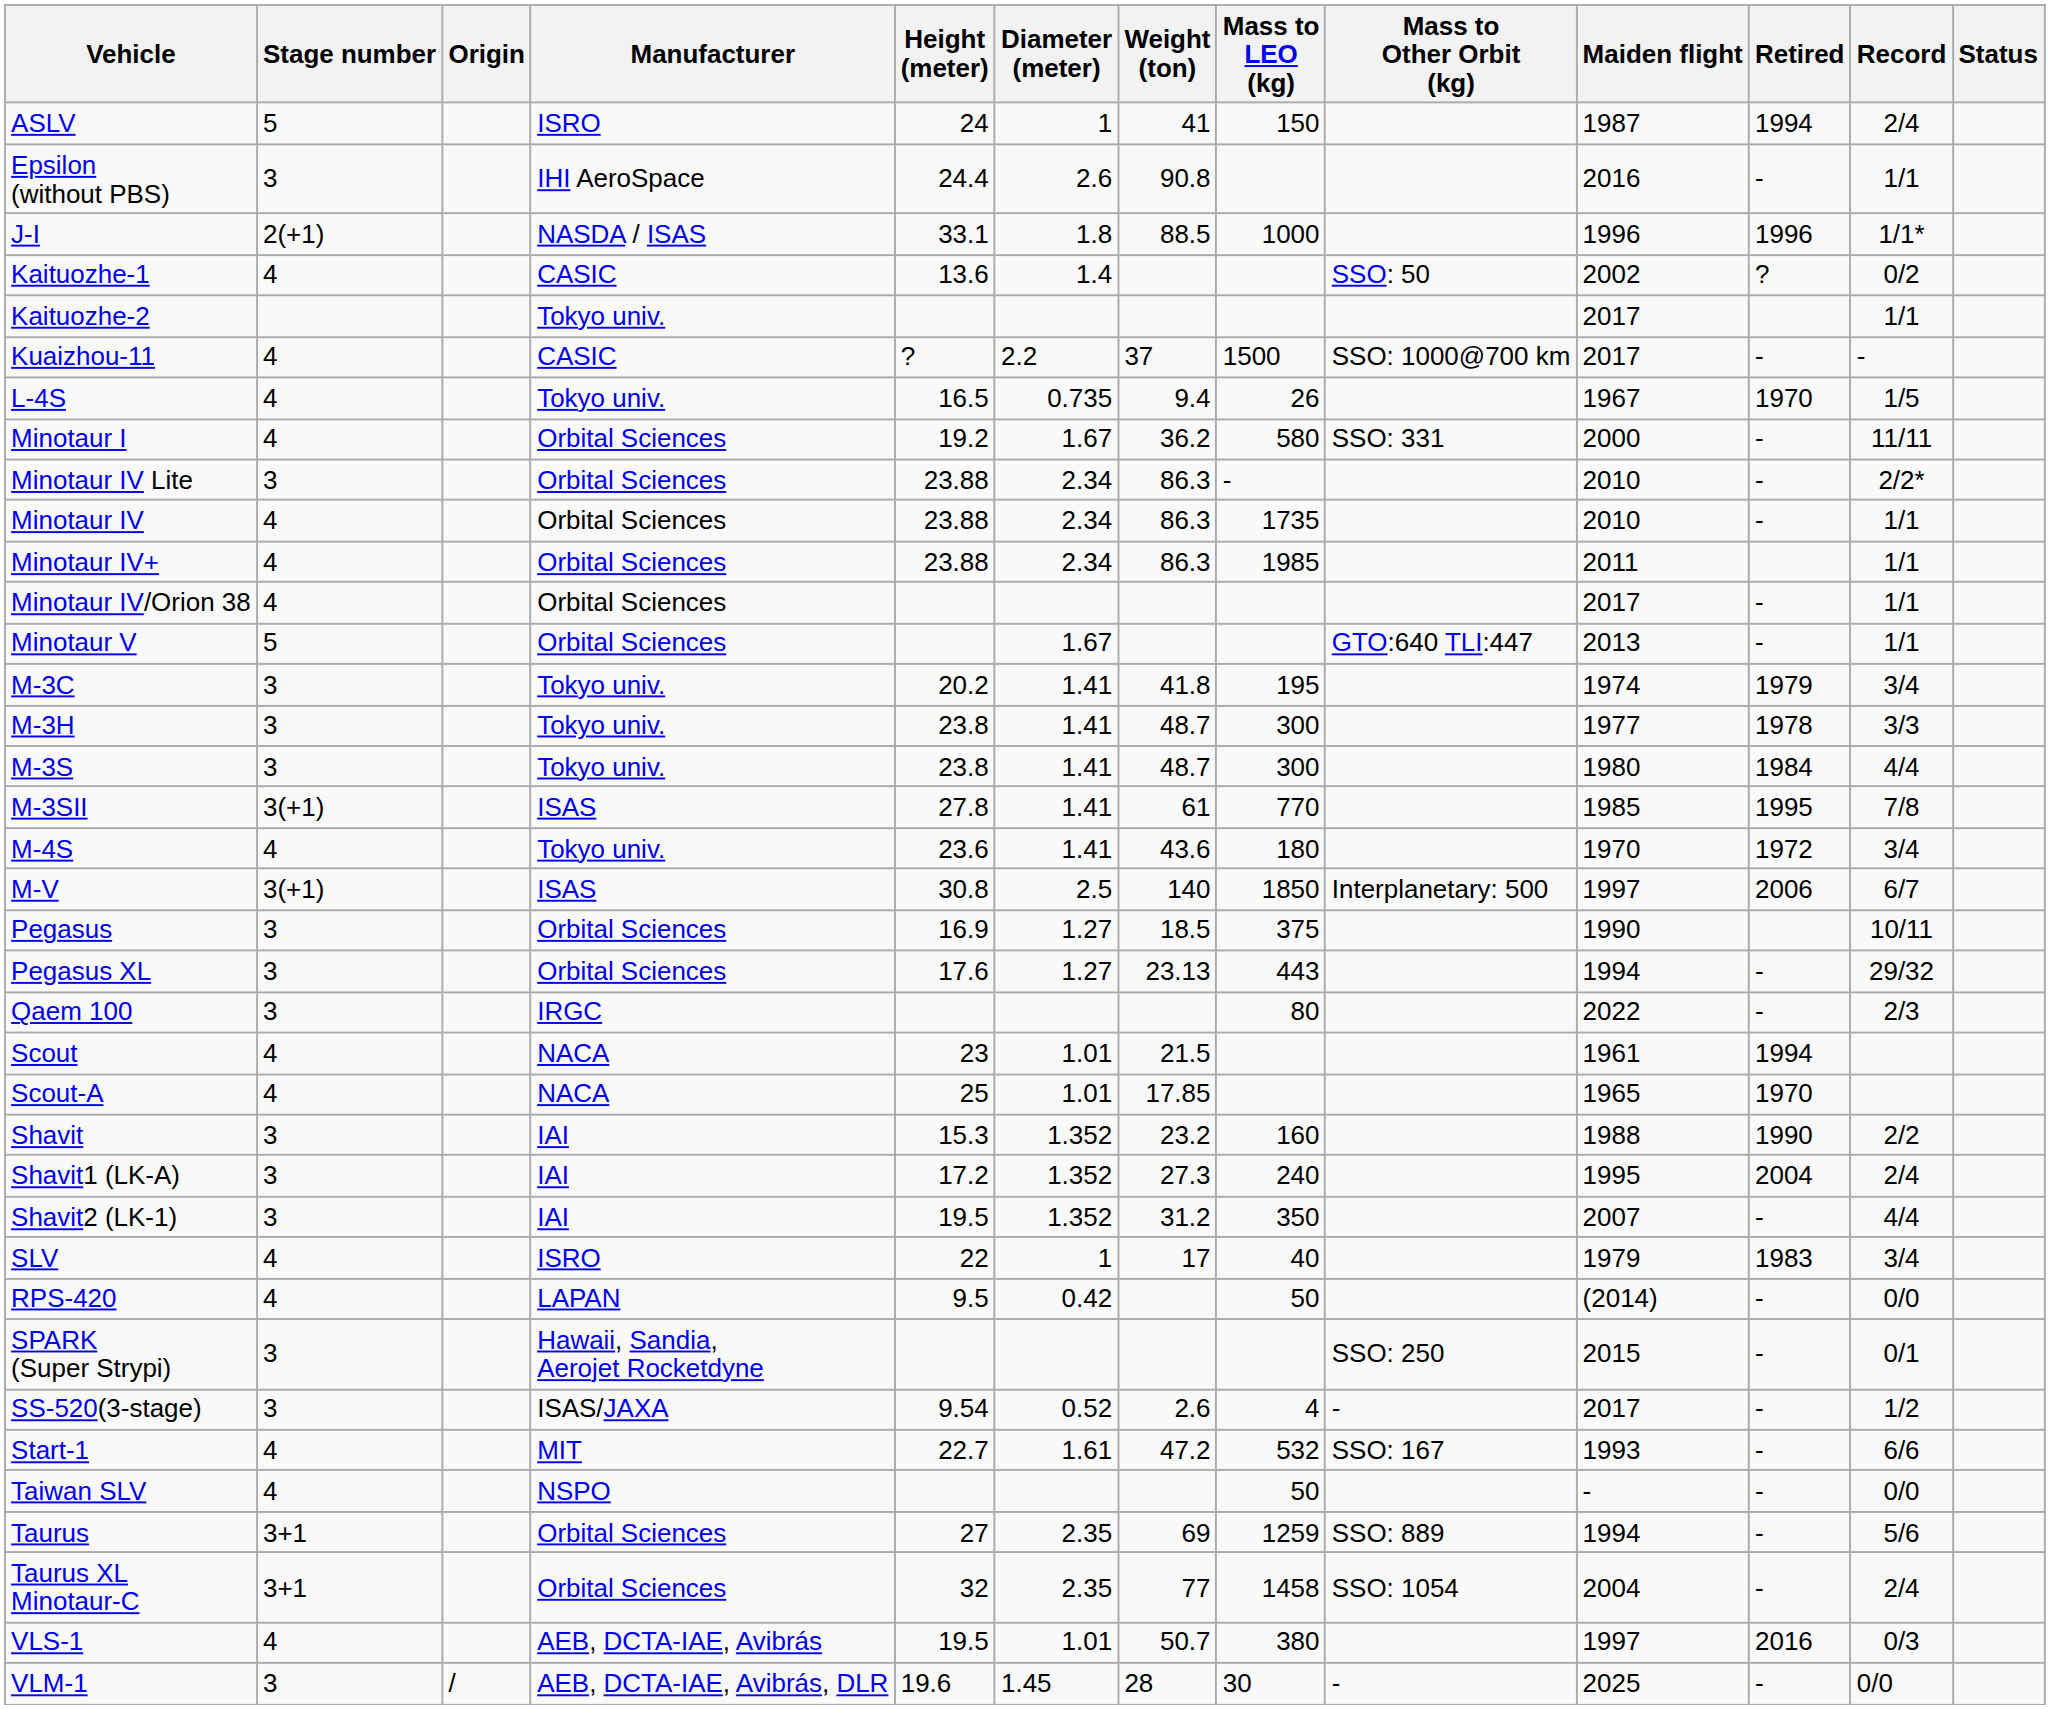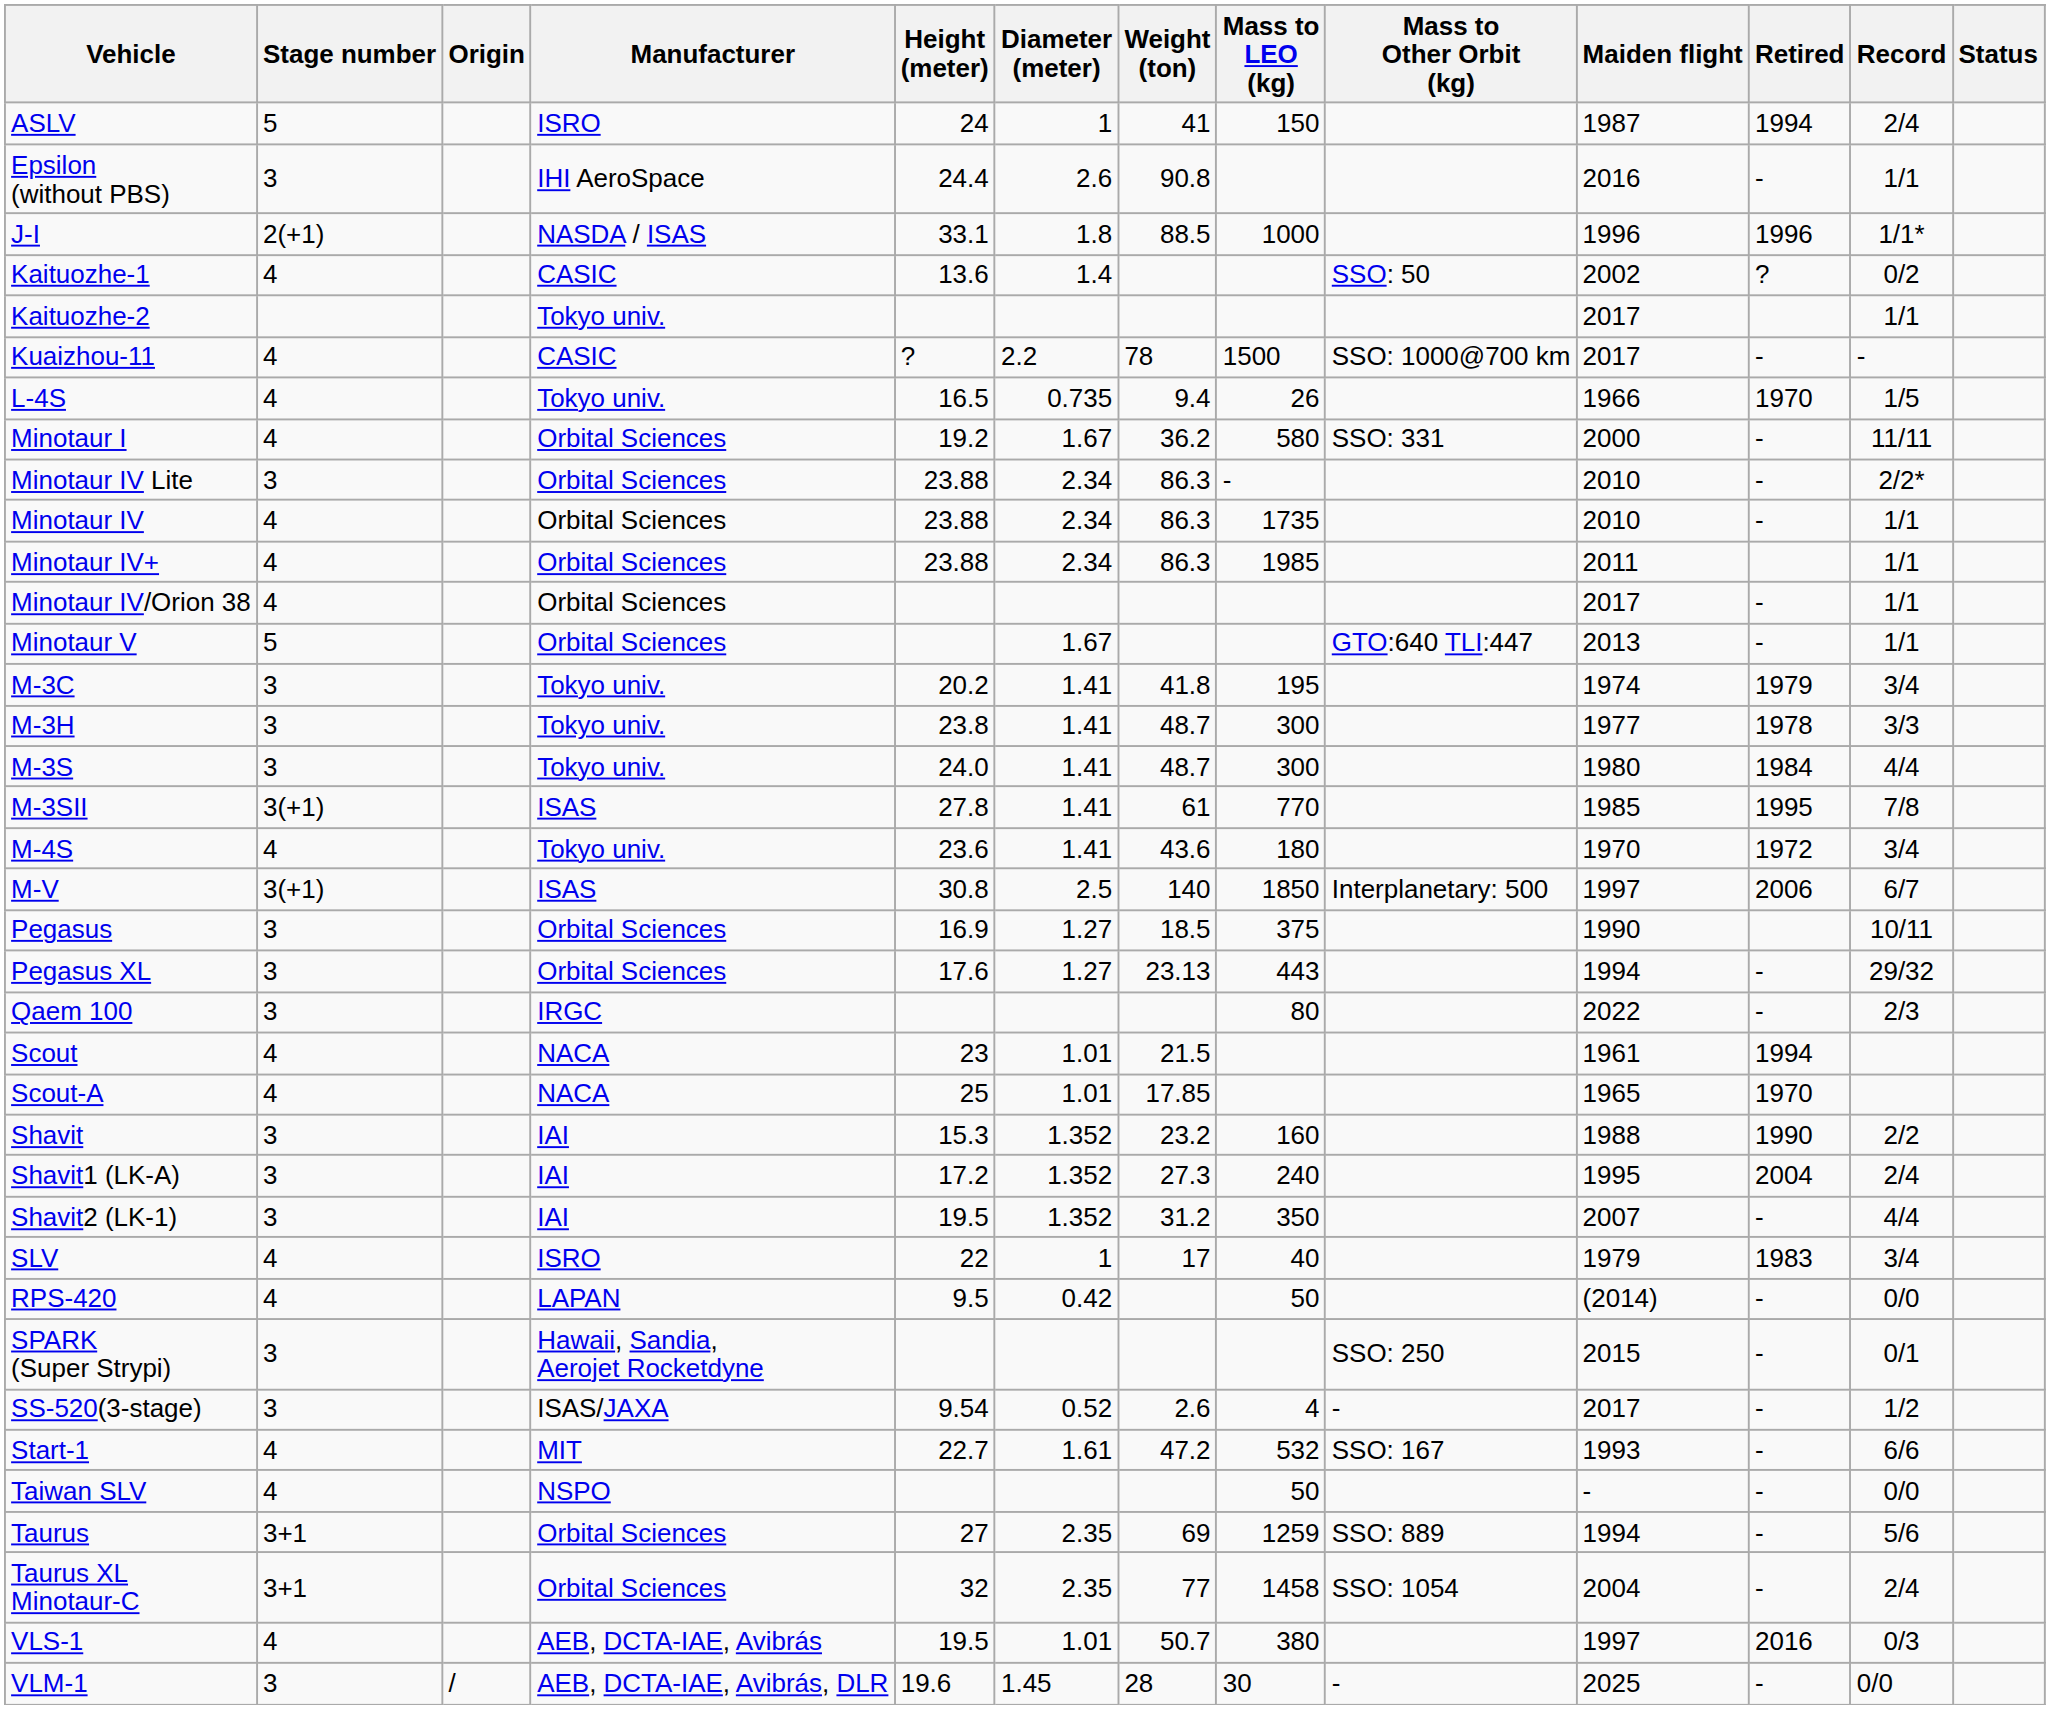(1139, 357) 37 -> (1139, 357) 78
(1612, 398) 1967 -> (1612, 398) 1966
(963, 766) 23.8 -> (963, 766) 24.0
